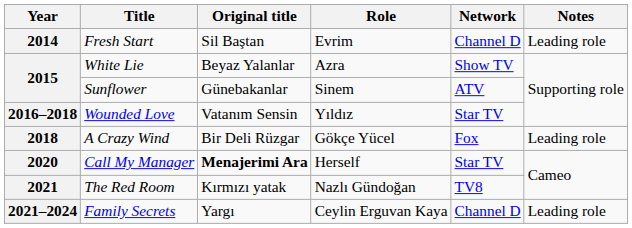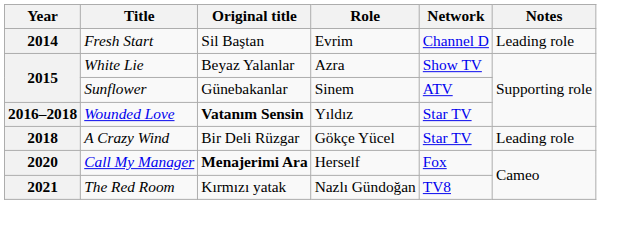(249, 114) normal -> (253, 114) bold
(466, 138) Fox -> (447, 138) Star TV
(479, 162) Star TV -> (435, 162) Fox
- row: (130, 211)
